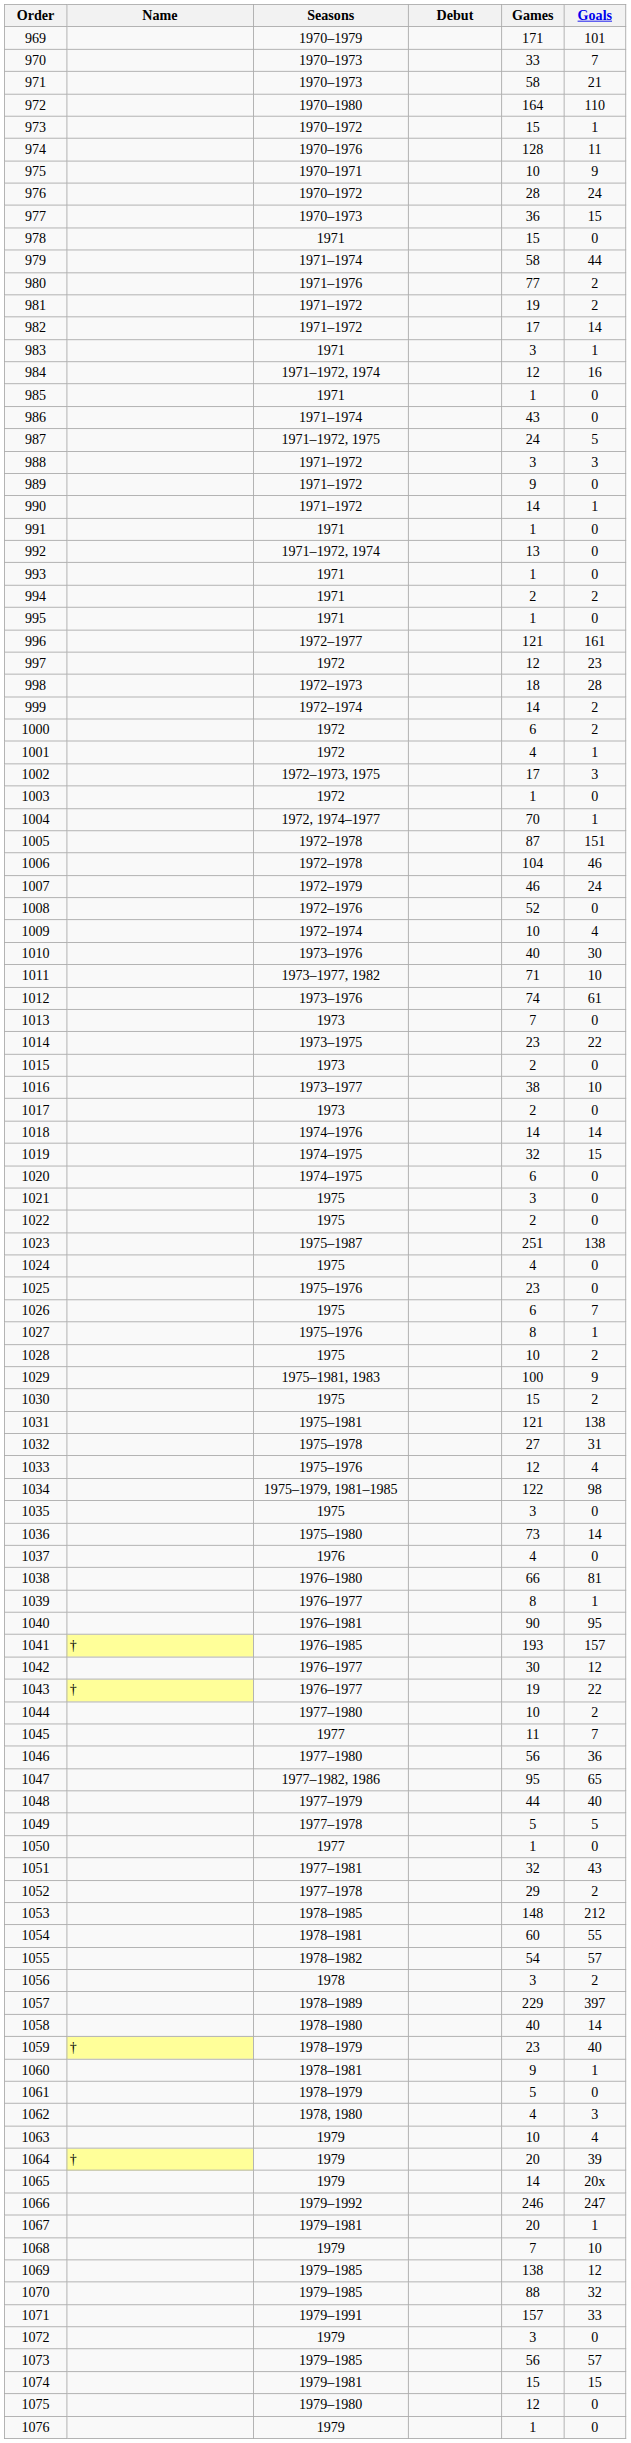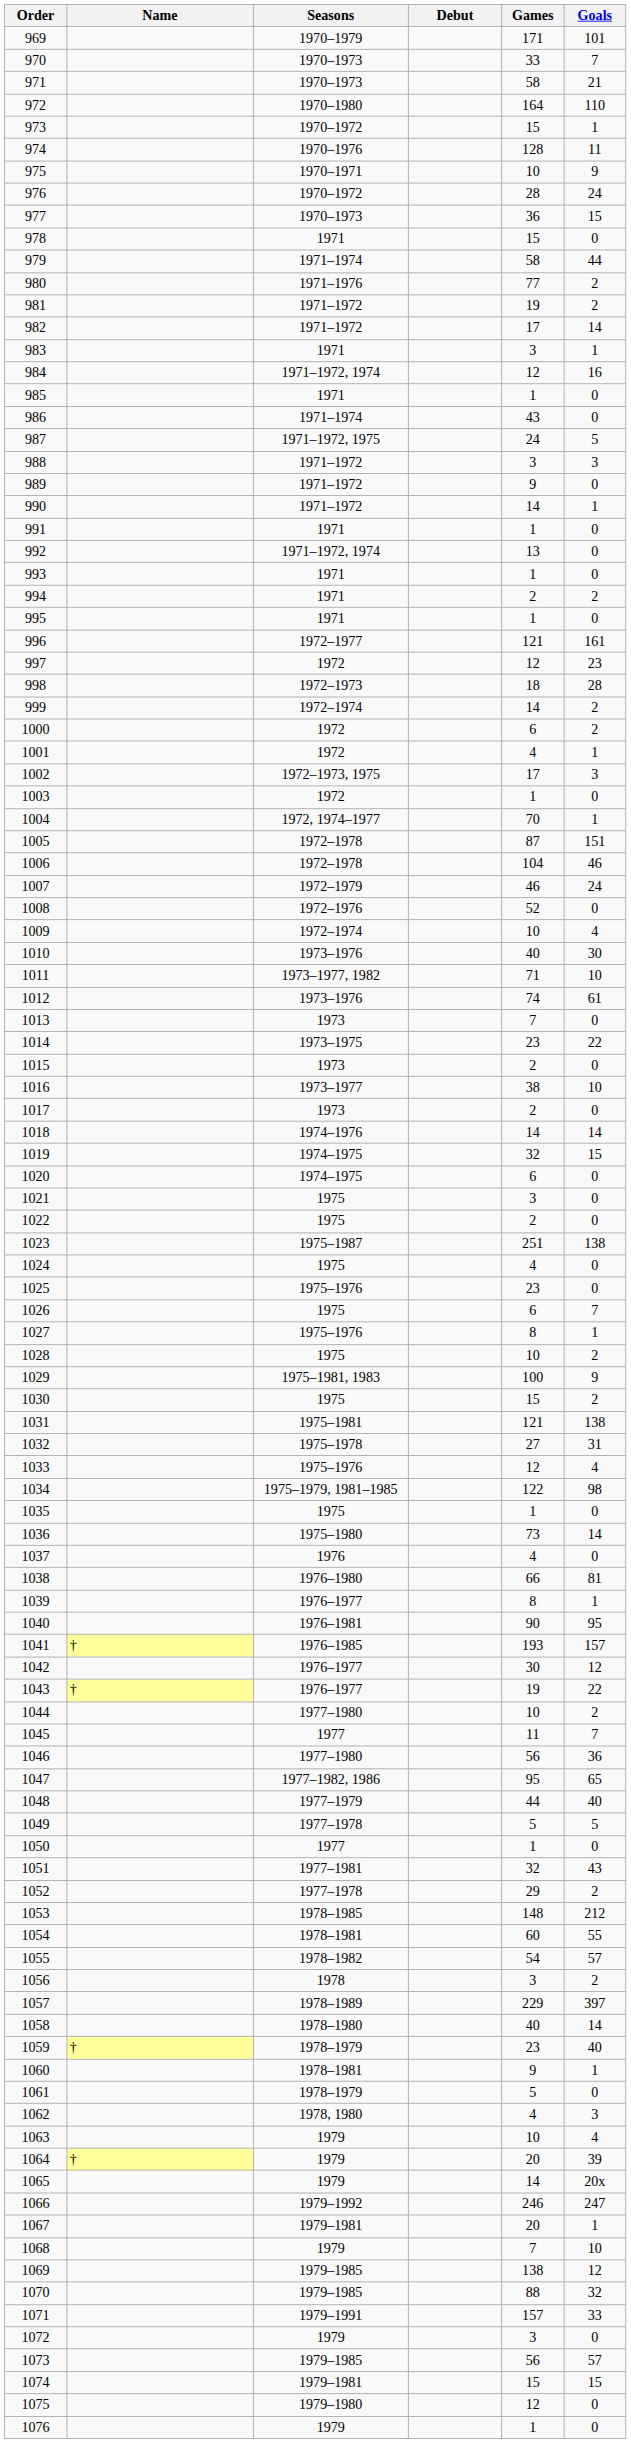(533, 1511) 3 -> (533, 1511) 1
